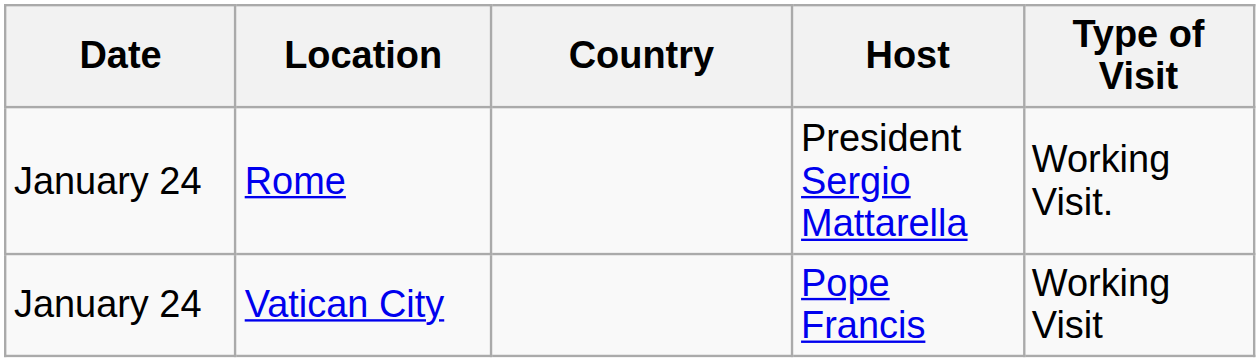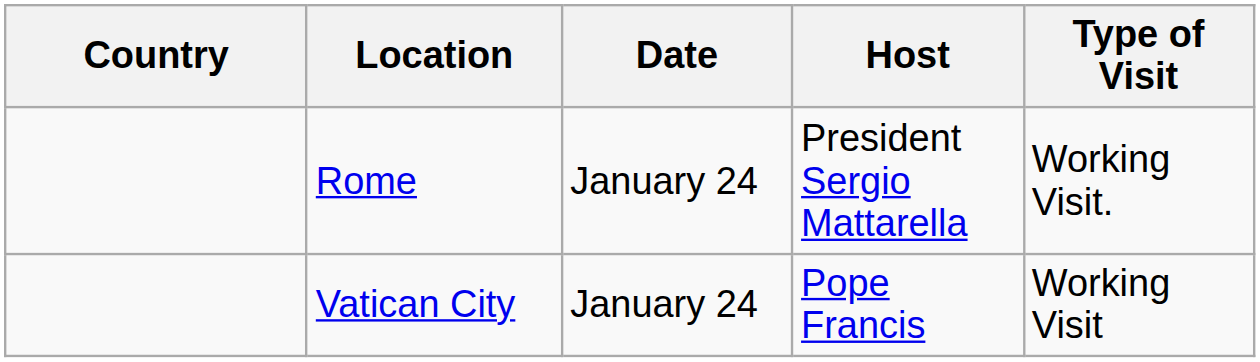columns swapped: (641, 55) <-> (121, 55)
